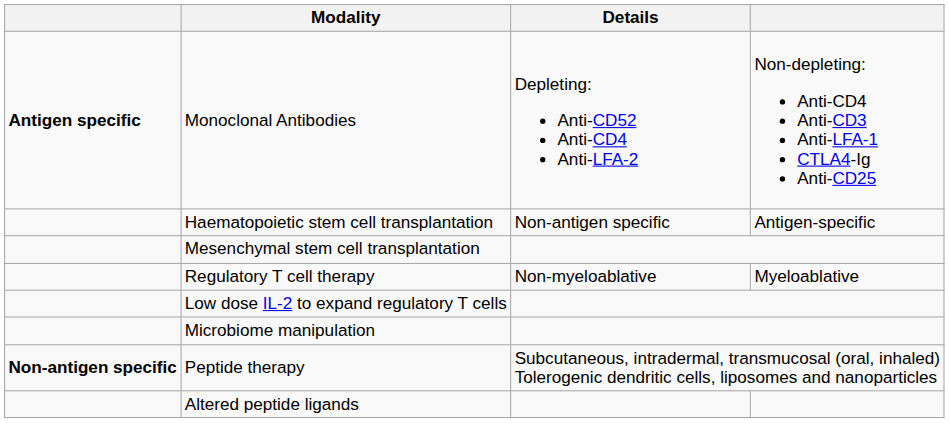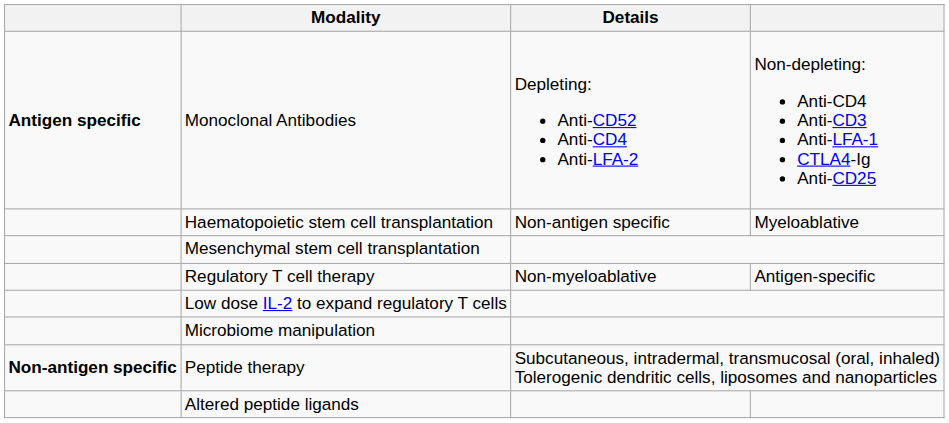(815, 222) Antigen-specific -> (807, 222) Myeloablative
(807, 276) Myeloablative -> (815, 276) Antigen-specific
